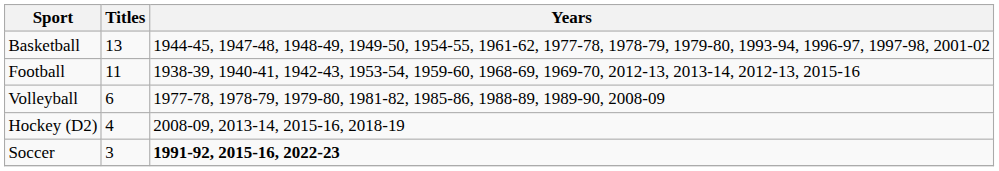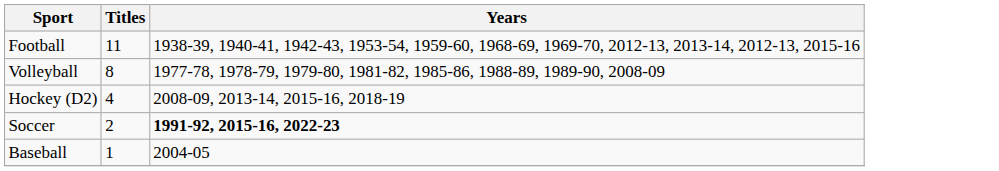- row: (44, 44)
(110, 98) 6 -> (110, 71) 8
(110, 152) 3 -> (110, 125) 2
+ row: (38, 152)
